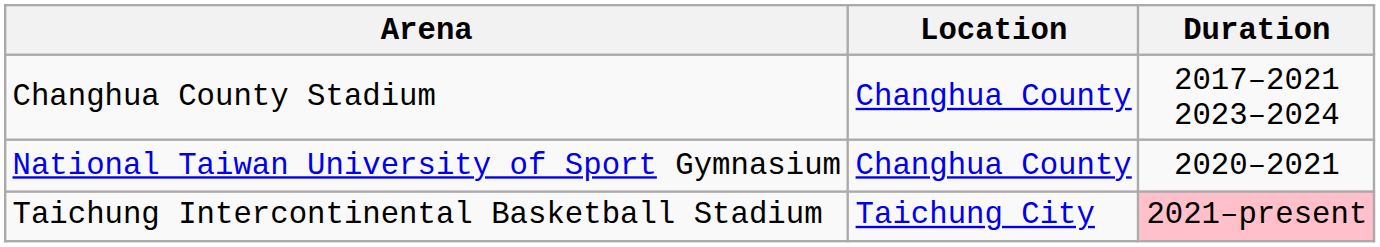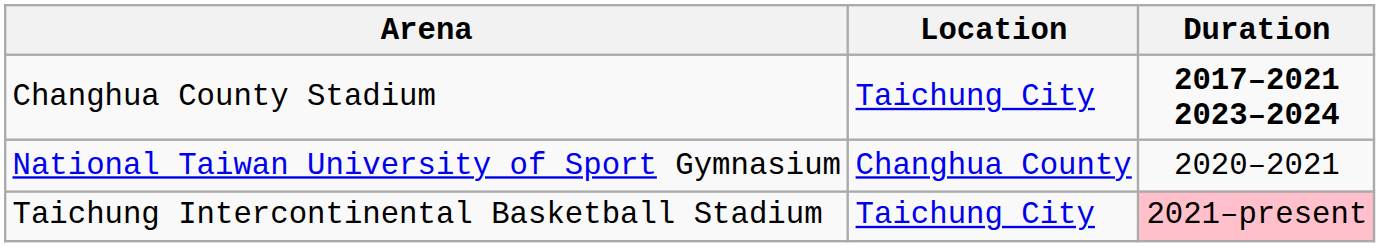(994, 98) Changhua County -> (975, 98) Taichung City
(1257, 98) normal -> (1257, 98) bold
